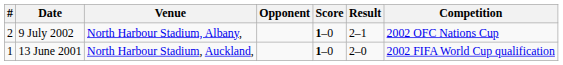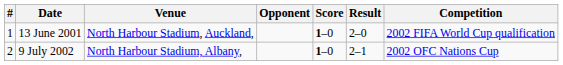rows swapped: (50, 51) <-> (46, 32)
